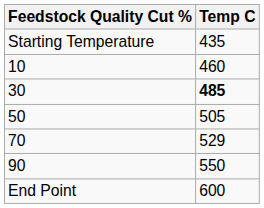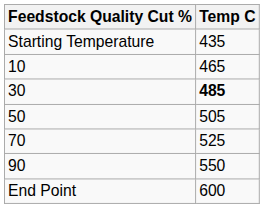(212, 66) 460 -> (212, 66) 465
(212, 141) 529 -> (212, 141) 525
